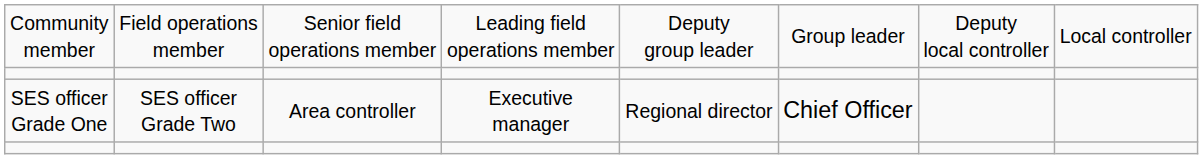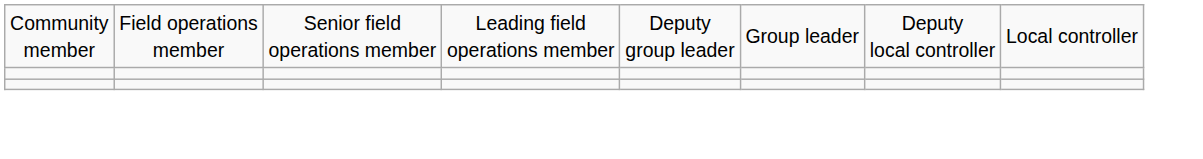- row: (59, 111)
